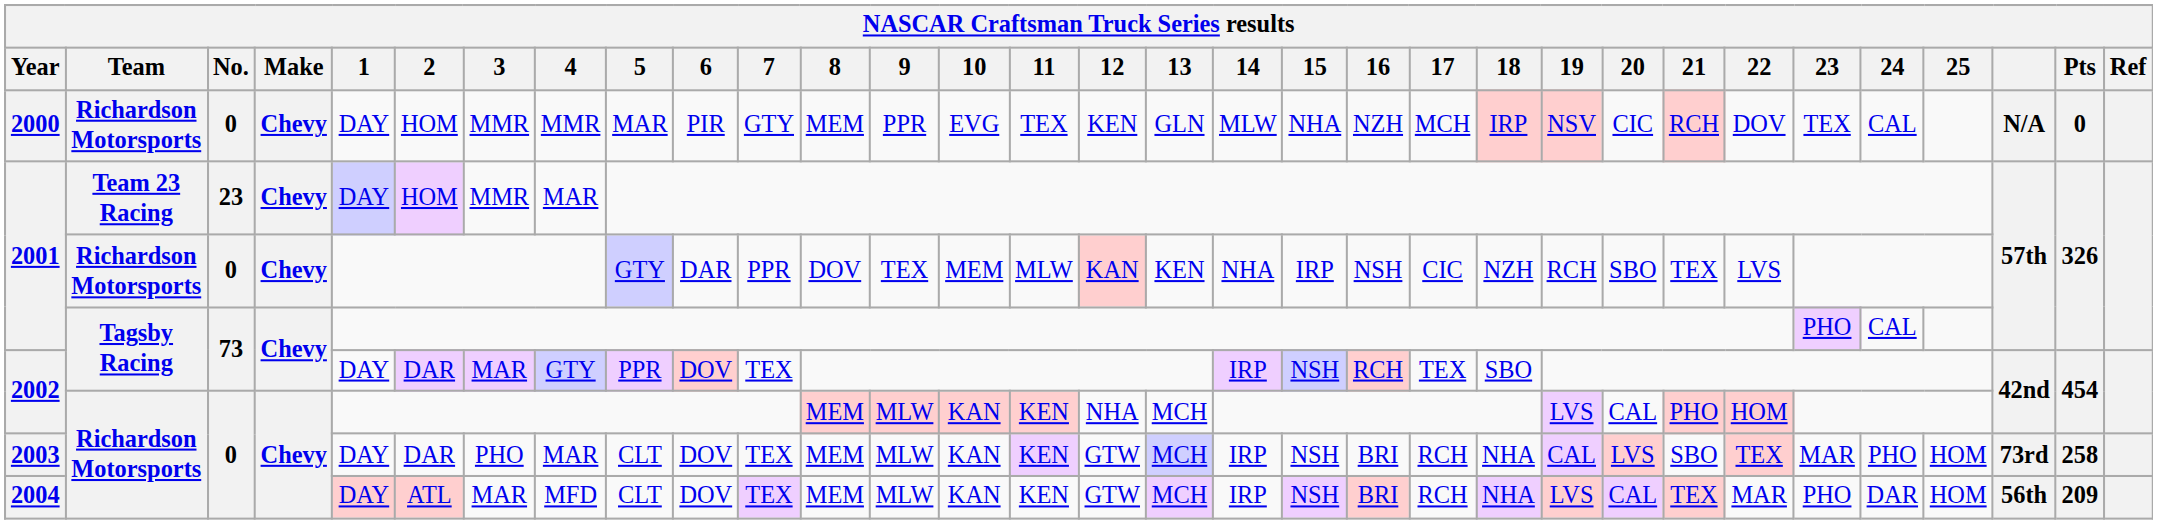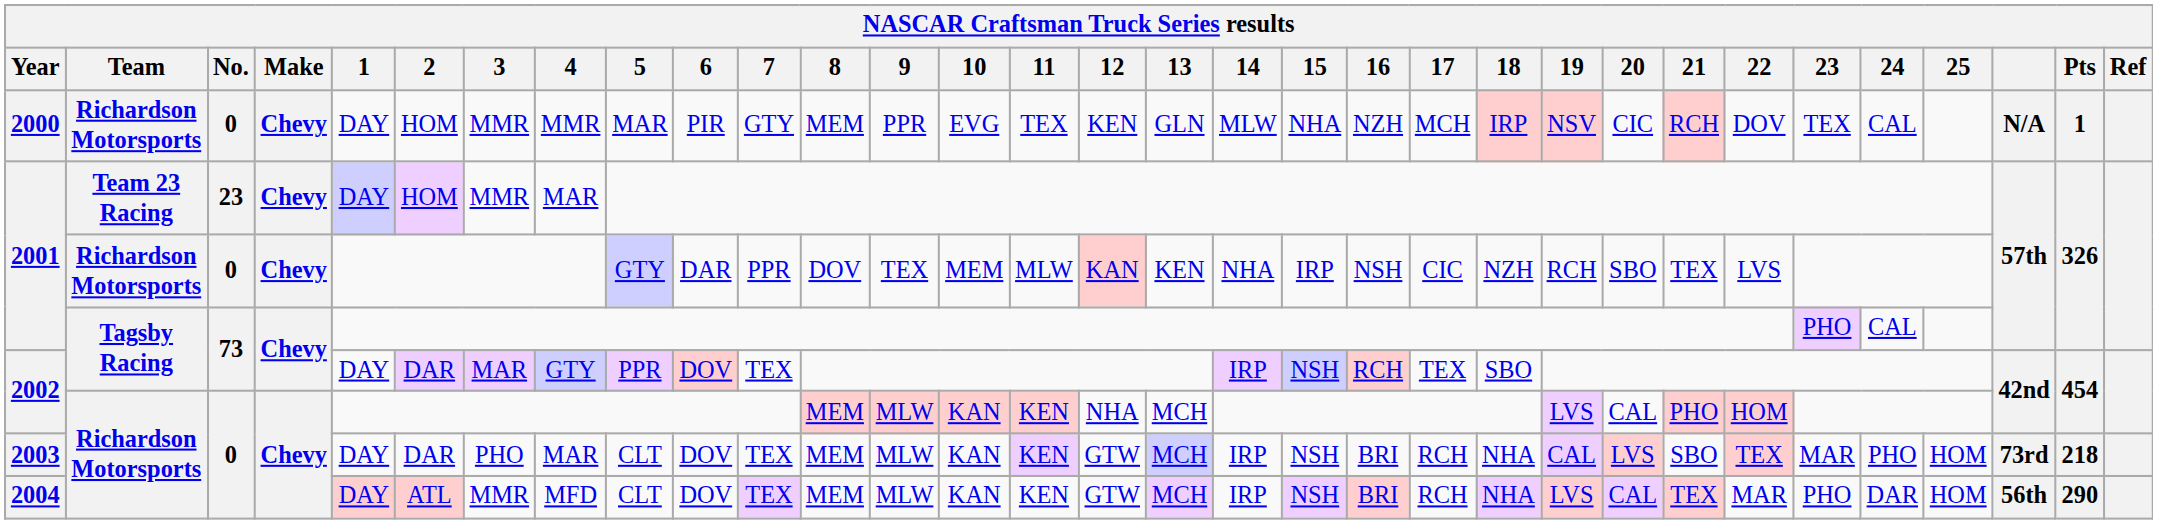(2080, 125) 0 -> (2080, 125) 1
(2080, 454) 258 -> (2080, 454) 218
(499, 496) MAR -> (499, 496) MMR
(2080, 496) 209 -> (2080, 496) 290
